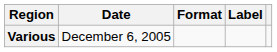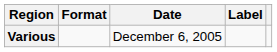columns swapped: (116, 15) <-> (199, 15)
